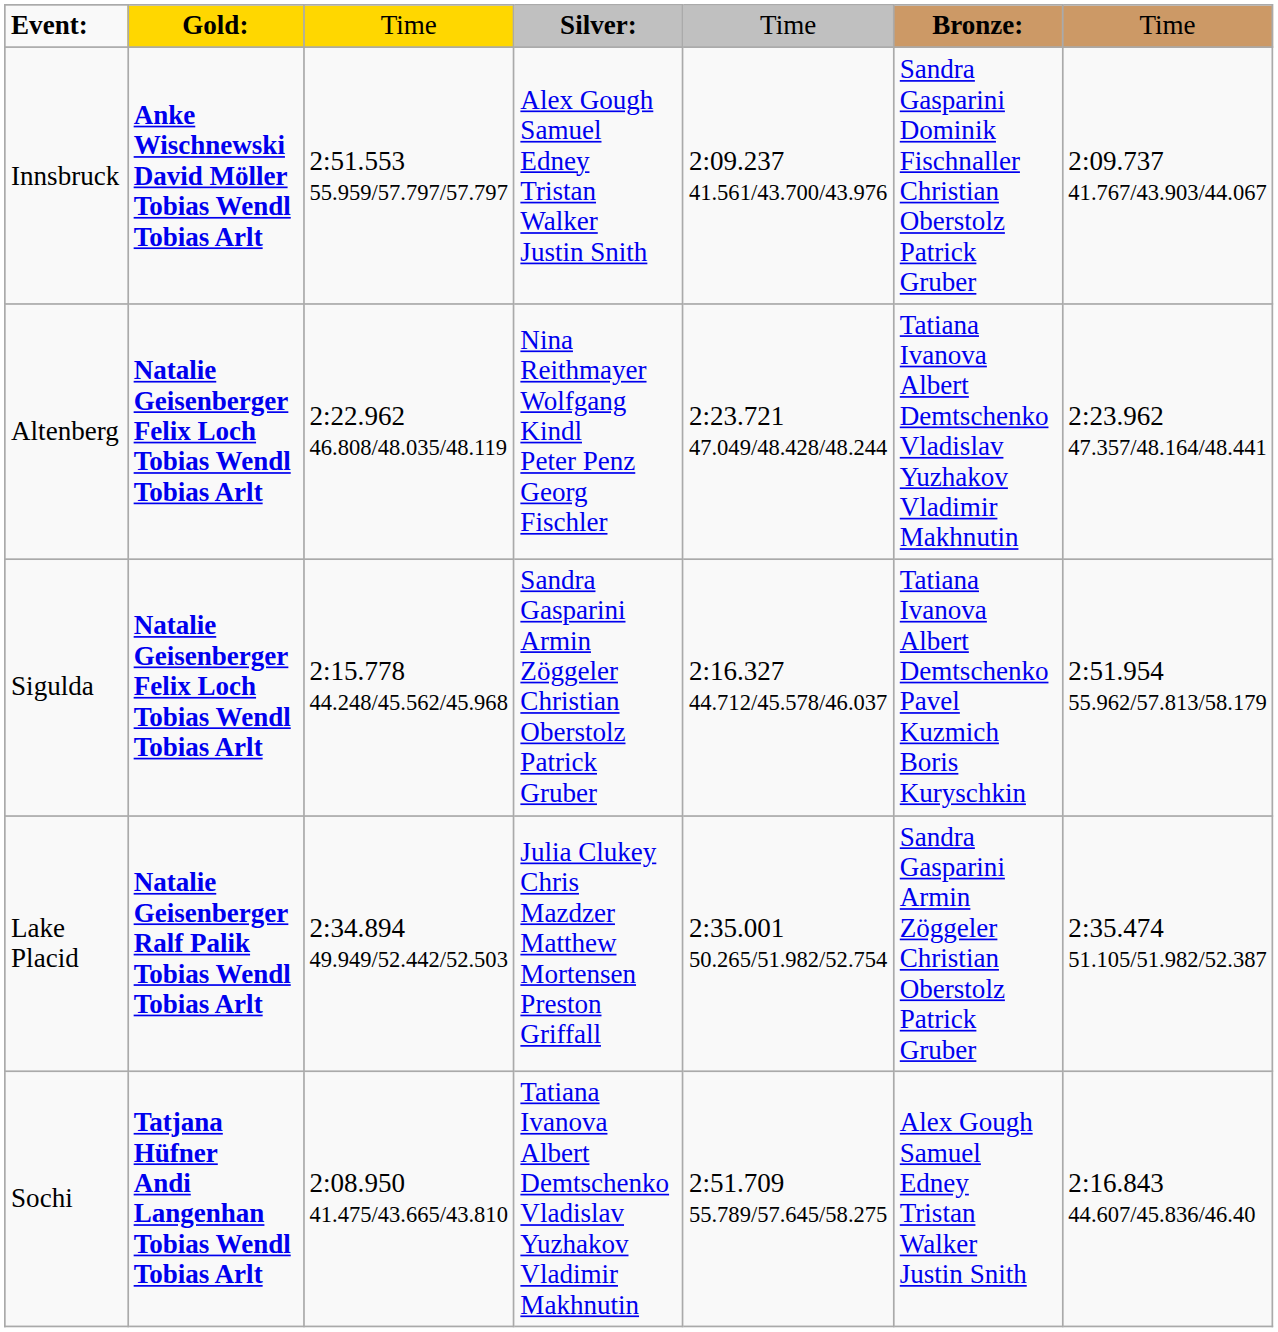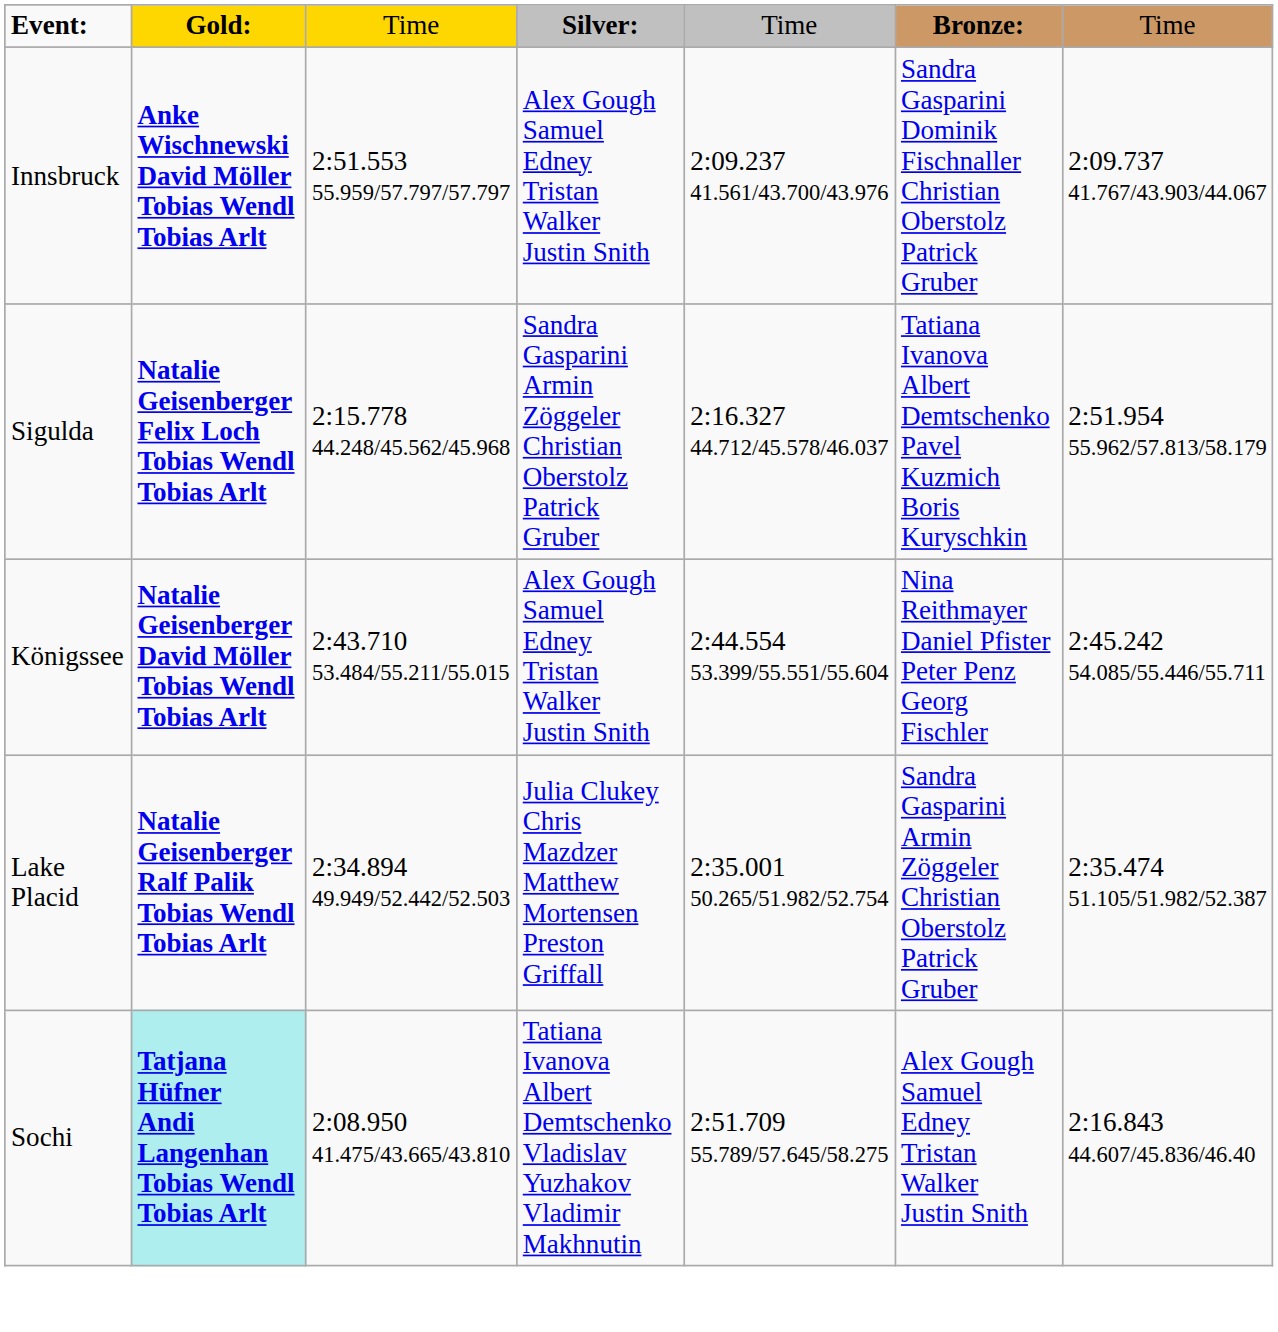- row: (65, 431)
+ row: (67, 656)
(212, 1198) no background -> (216, 1137) paleturquoise background
